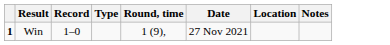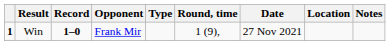+ column: (119, 13)
(72, 31) normal -> (72, 31) bold
